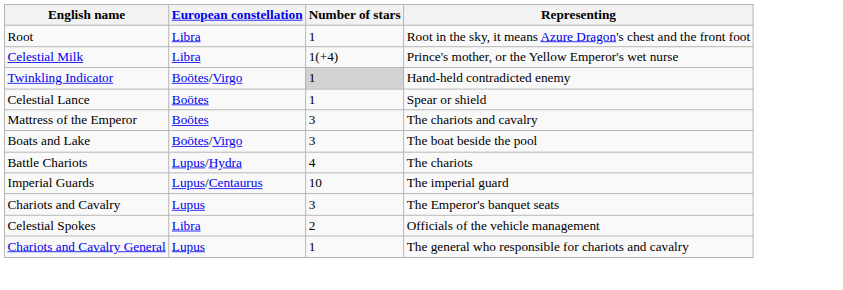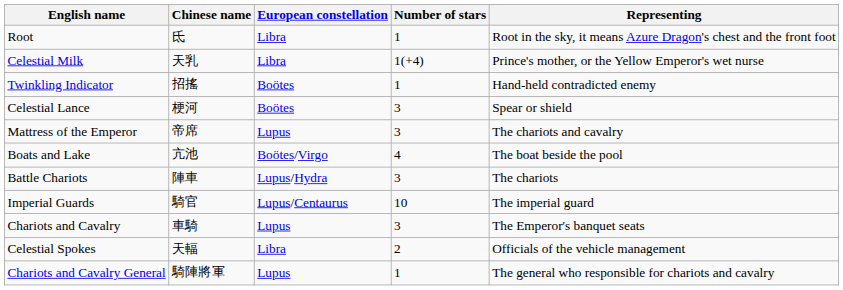+ column: (211, 15)
(207, 78) Boötes/Virgo -> (276, 84) Boötes
(312, 78) lightgrey background -> (397, 84) no background
(312, 99) 1 -> (397, 107) 3
(190, 120) Boötes -> (274, 131) Lupus
(312, 141) 3 -> (397, 155) 4
(312, 162) 4 -> (397, 178) 3
